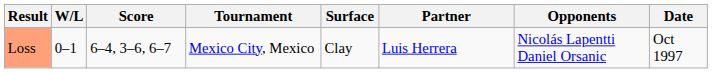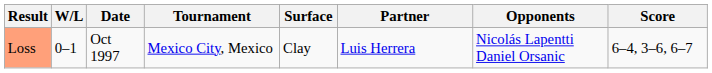columns swapped: (678, 16) <-> (136, 16)
